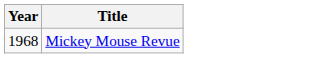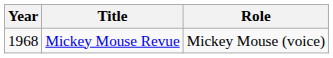+ column: (256, 16)
